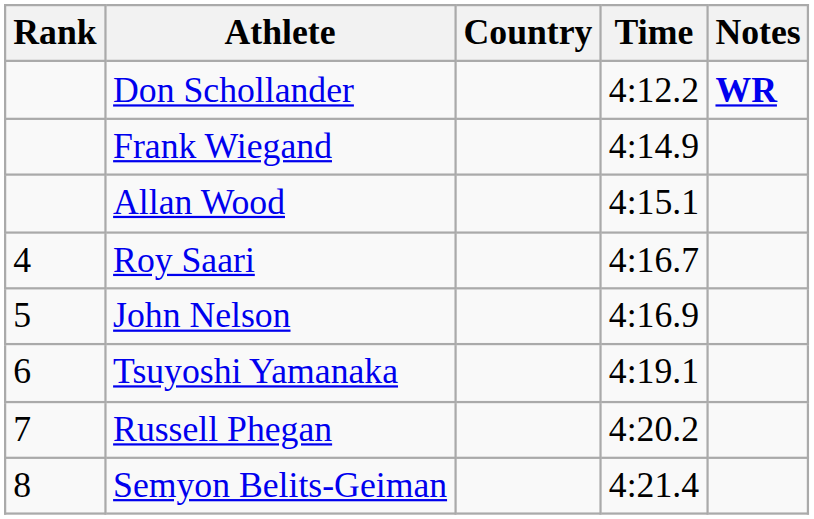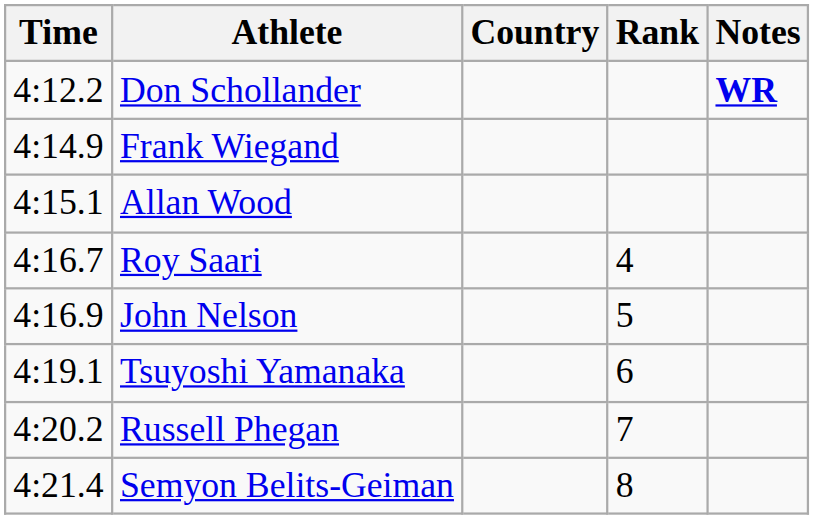columns swapped: (55, 32) <-> (654, 32)
